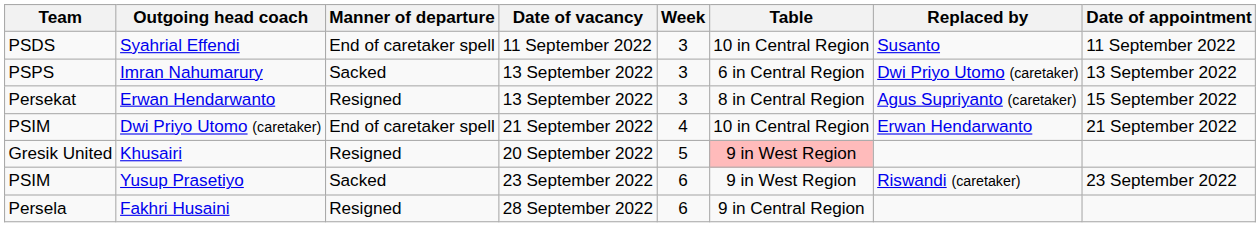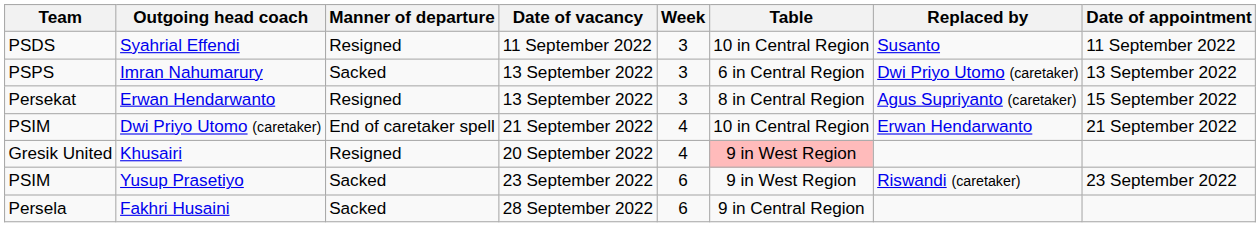(412, 45) End of caretaker spell -> (365, 45) Resigned
(683, 153) 5 -> (683, 153) 4
(365, 208) Resigned -> (358, 208) Sacked
